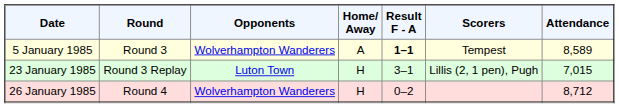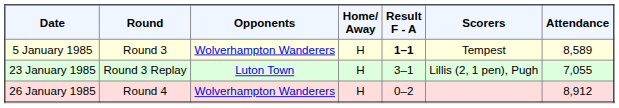(361, 50) A -> (361, 50) H
(578, 71) 7,015 -> (578, 71) 7,055
(578, 91) 8,712 -> (578, 91) 8,912
